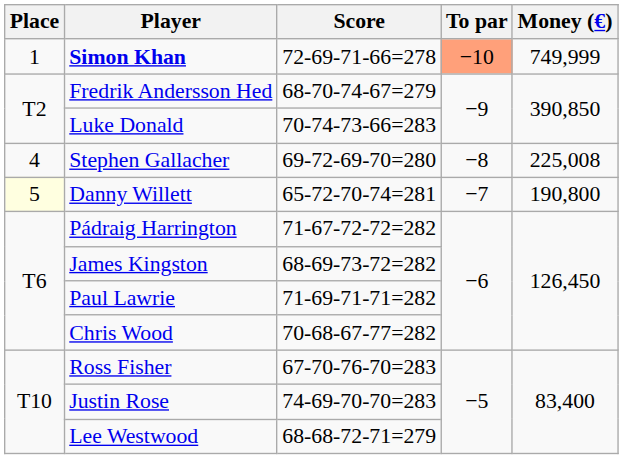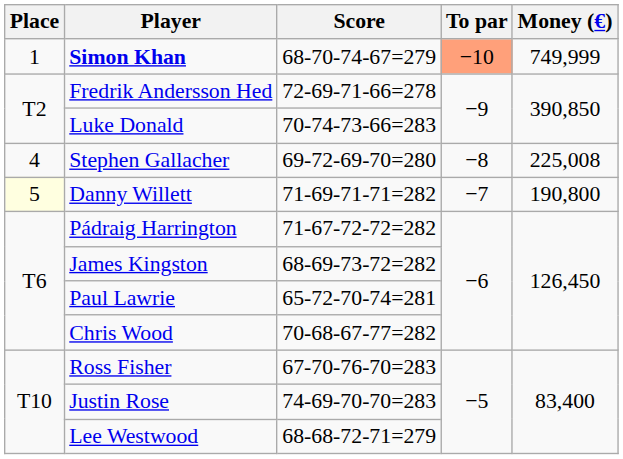(359, 56) 72-69-71-66=278 -> (359, 56) 68-70-74-67=279
(359, 90) 68-70-74-67=279 -> (359, 90) 72-69-71-66=278
(359, 194) 65-72-70-74=281 -> (359, 194) 71-69-71-71=282
(359, 297) 71-69-71-71=282 -> (359, 297) 65-72-70-74=281
